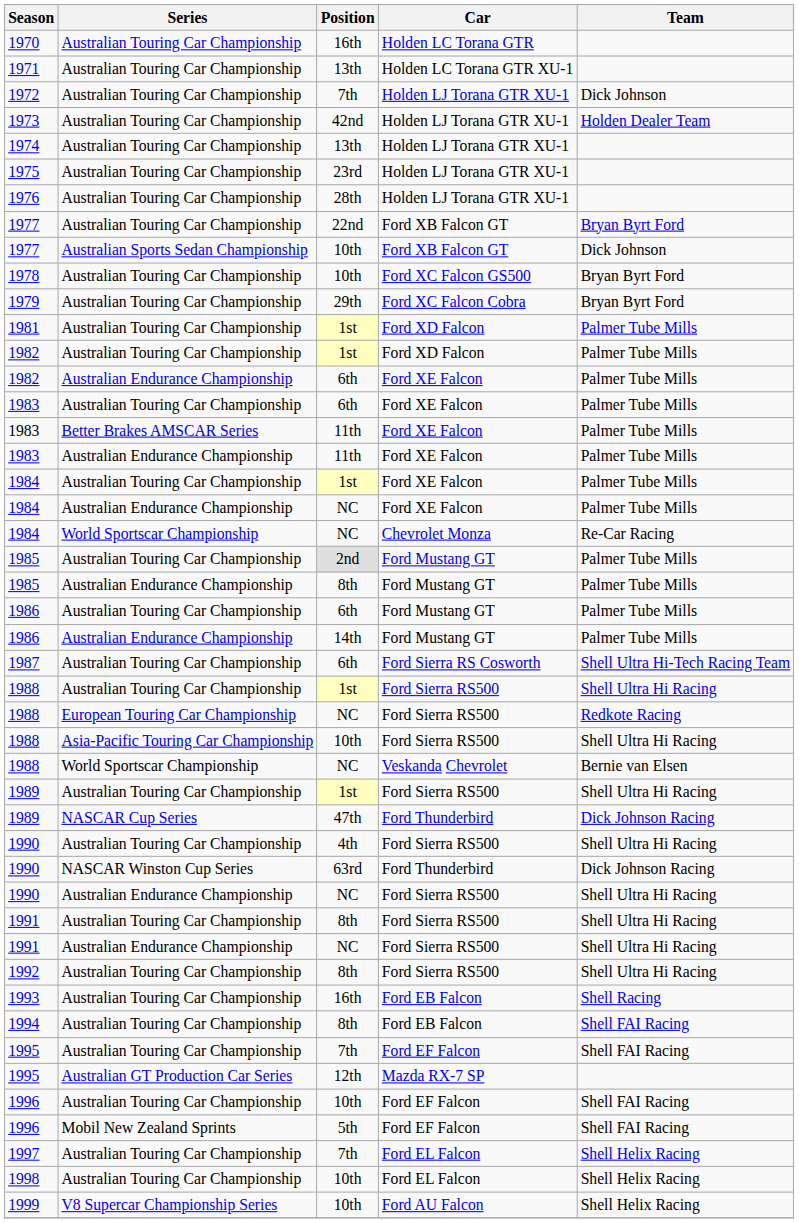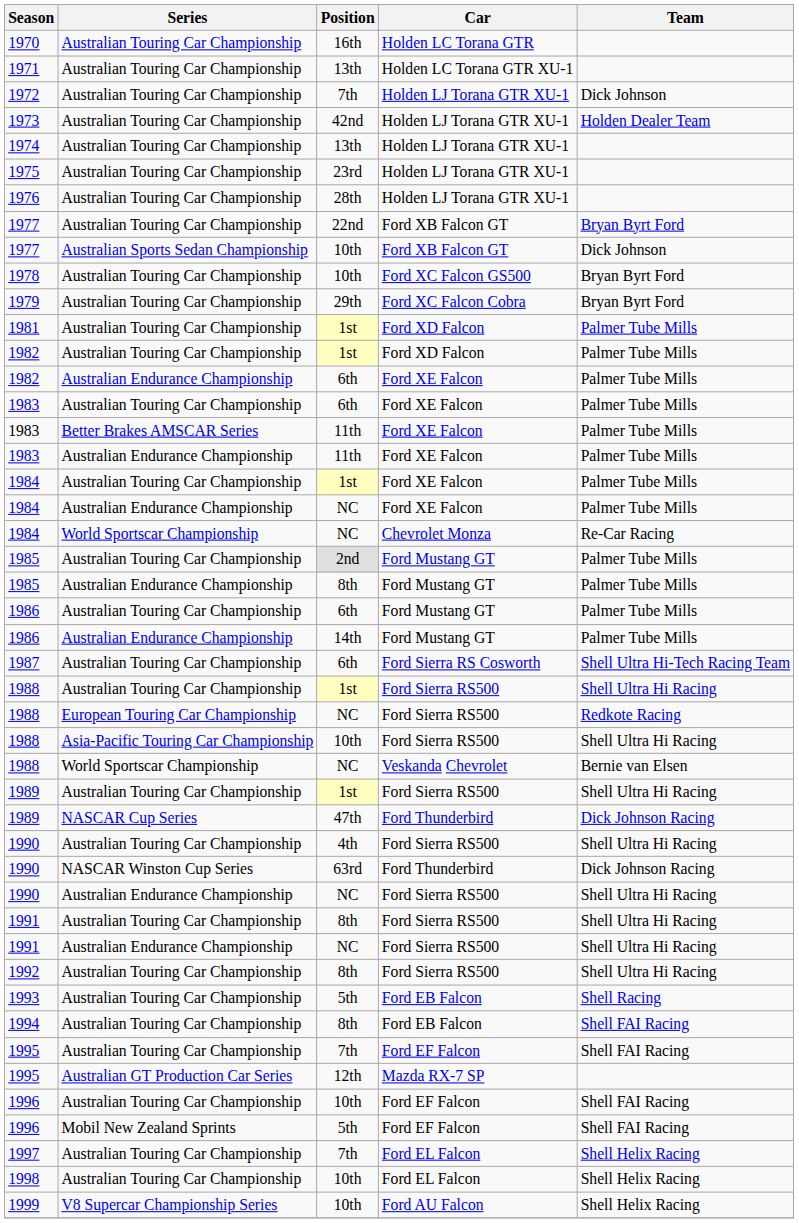(348, 998) 16th -> (348, 998) 5th
